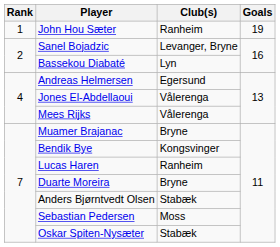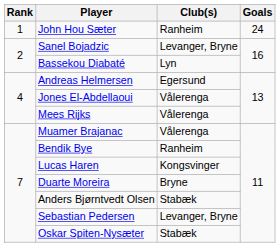(258, 30) 19 -> (258, 30) 24
(174, 132) Bryne -> (184, 132) Vålerenga
(189, 149) Kongsvinger -> (181, 149) Ranheim
(181, 166) Ranheim -> (189, 166) Kongsvinger
(172, 217) Moss -> (199, 217) Levanger, Bryne
